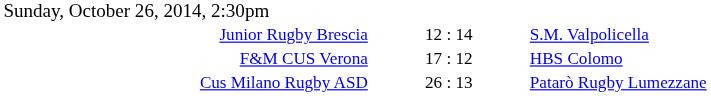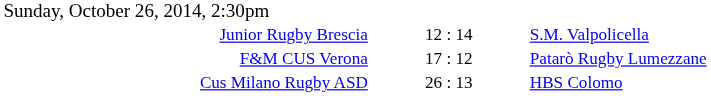(576, 58) HBS Colomo -> (618, 58) Patarò Rugby Lumezzane
(618, 82) Patarò Rugby Lumezzane -> (576, 82) HBS Colomo
